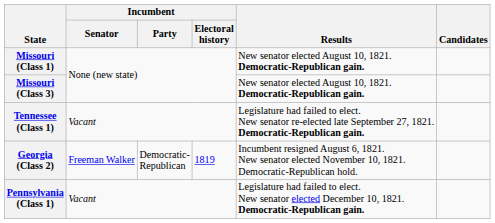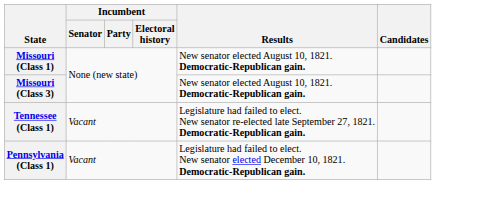- row: (35, 160)
